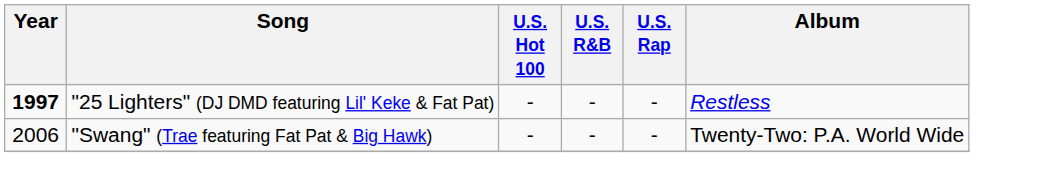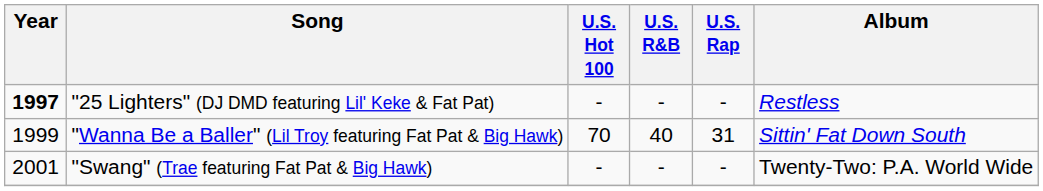+ row: (317, 134)
(36, 134) 2006 -> (36, 168) 2001
